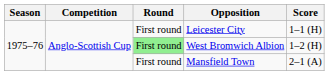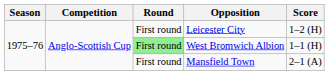(305, 29) 1–1 (H) -> (305, 29) 1–2 (H)
(305, 45) 1–2 (H) -> (305, 45) 1–1 (H)
